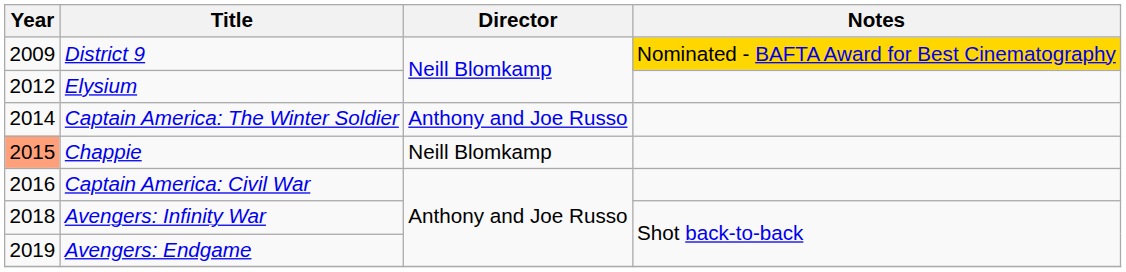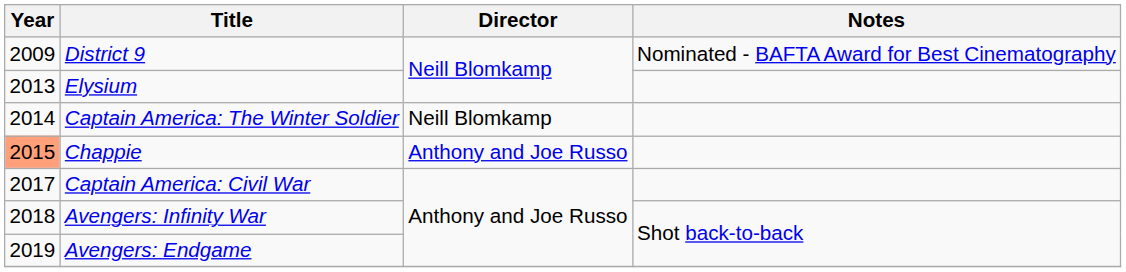(876, 53) gold background -> (876, 53) no background
(32, 86) 2012 -> (32, 86) 2013
(518, 119) Anthony and Joe Russo -> (480, 119) Neill Blomkamp
(480, 151) Neill Blomkamp -> (518, 151) Anthony and Joe Russo
(32, 184) 2016 -> (32, 184) 2017
